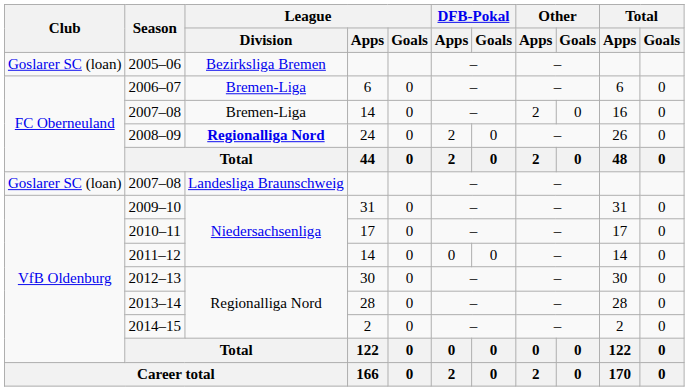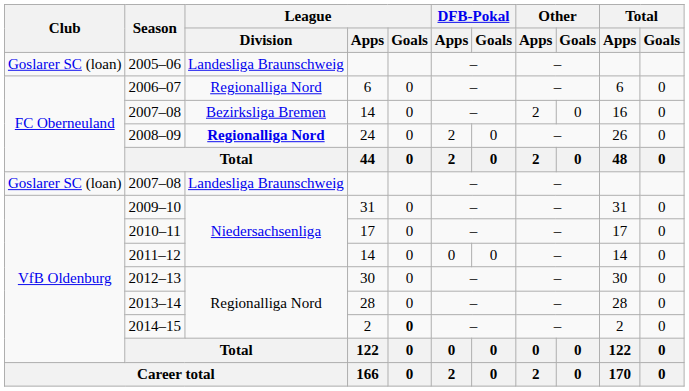(266, 64) Bezirksliga Bremen -> (266, 64) Landesliga Braunschweig
(266, 87) Bremen-Liga -> (266, 87) Regionalliga Nord
(266, 111) Bremen-Liga -> (266, 111) Bezirksliga Bremen
(410, 326) normal -> (410, 326) bold
